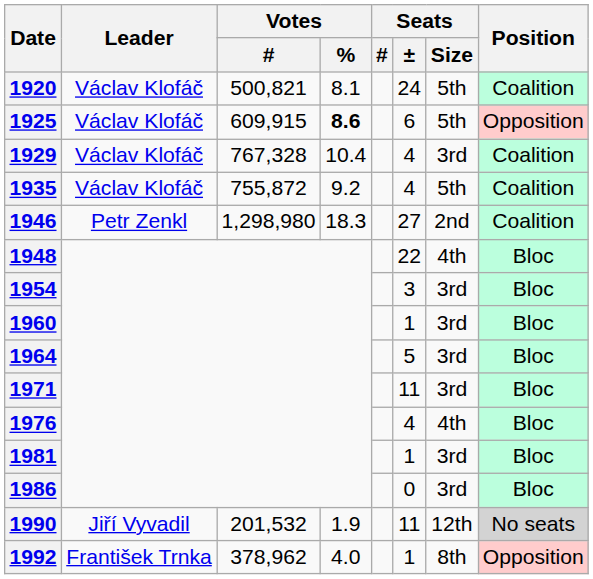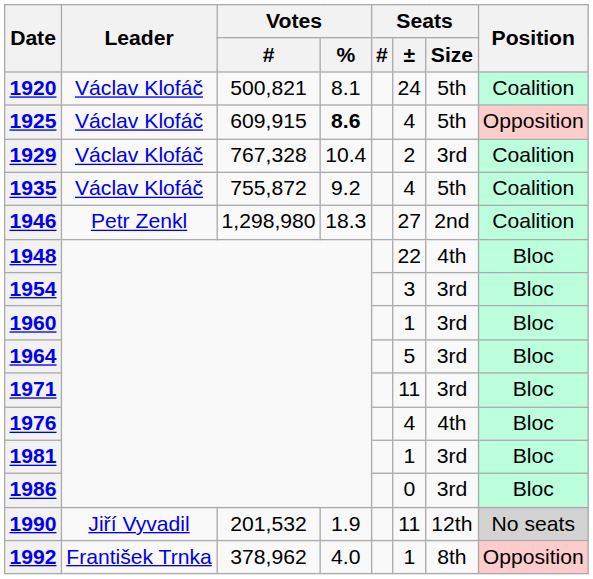(409, 121) 6 -> (409, 121) 4
(409, 155) 4 -> (409, 155) 2
